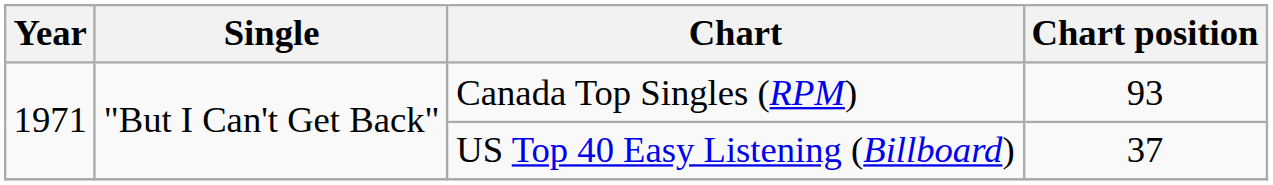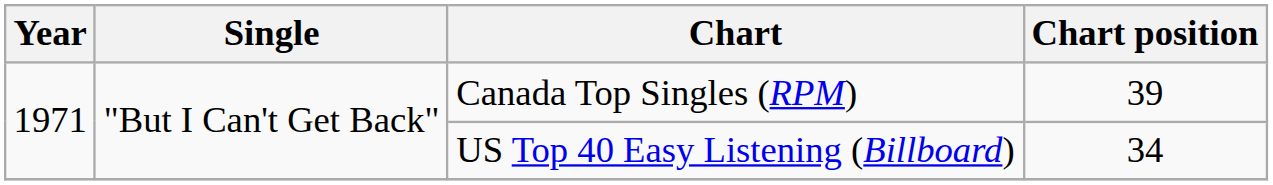(1145, 91) 93 -> (1145, 91) 39
(1145, 149) 37 -> (1145, 149) 34
